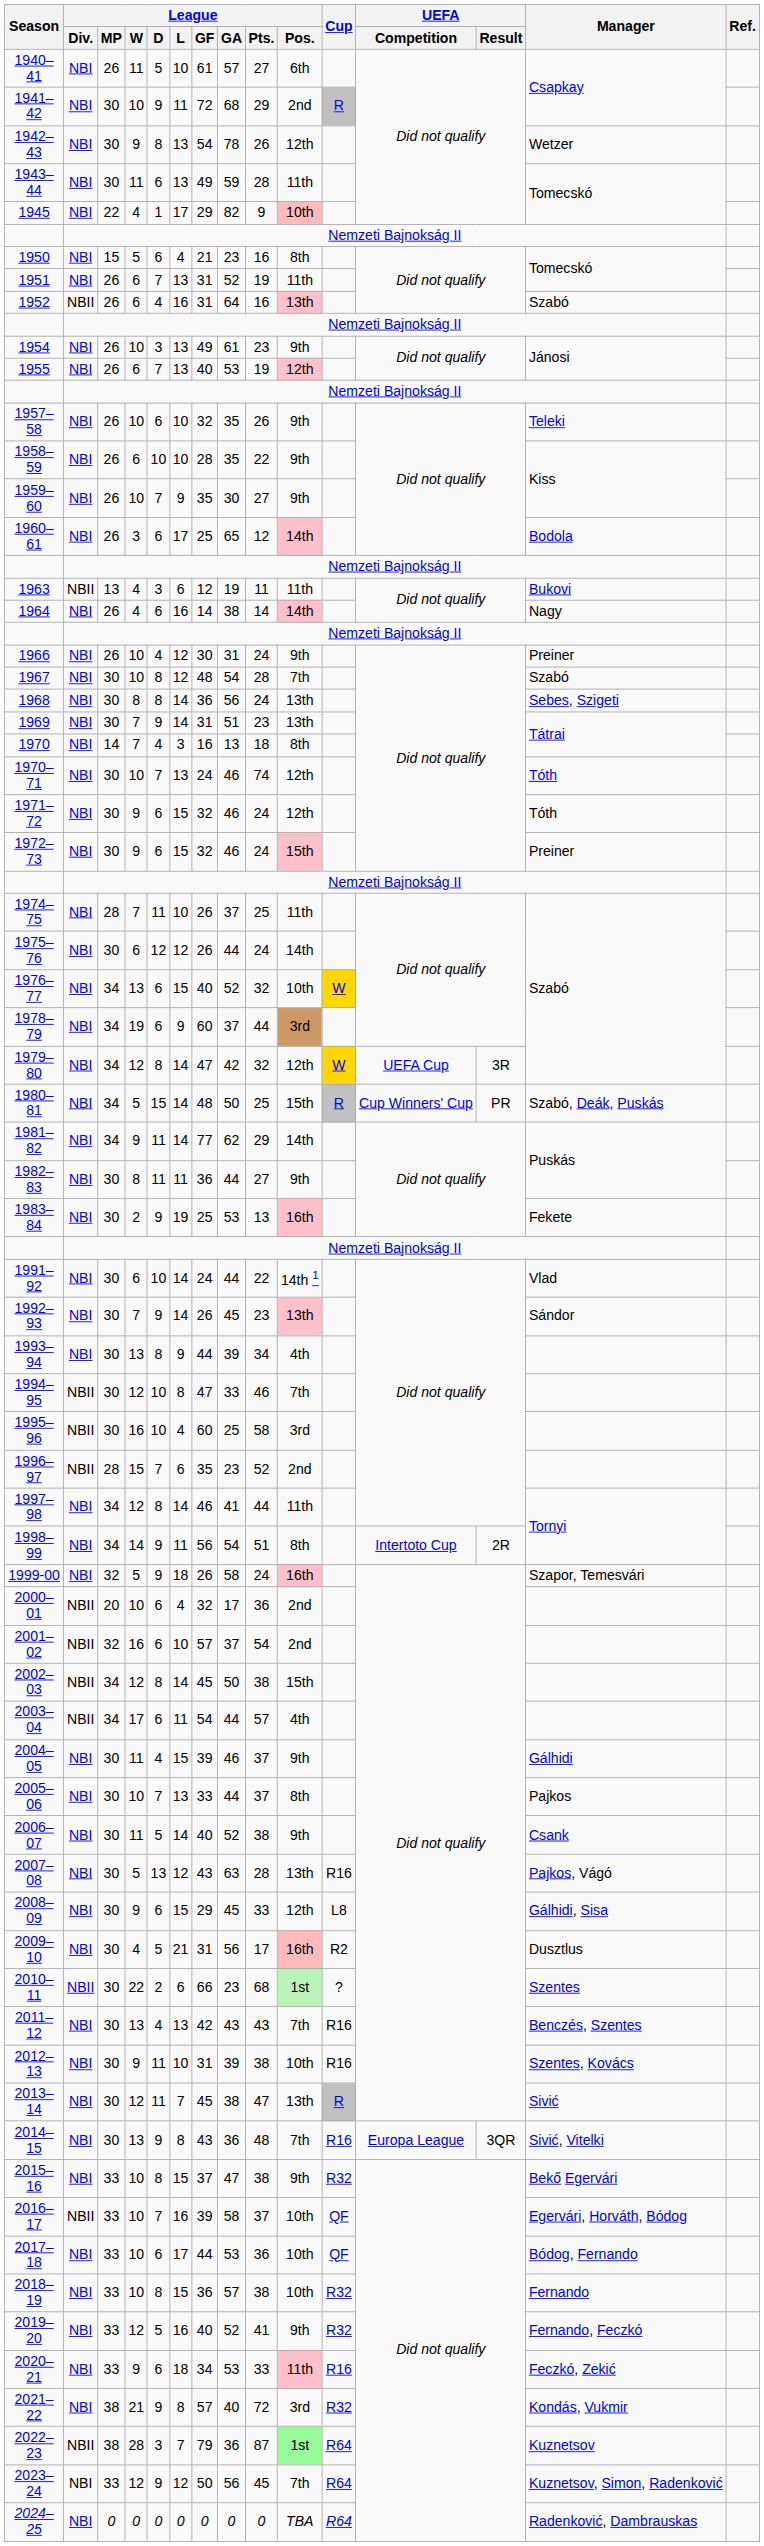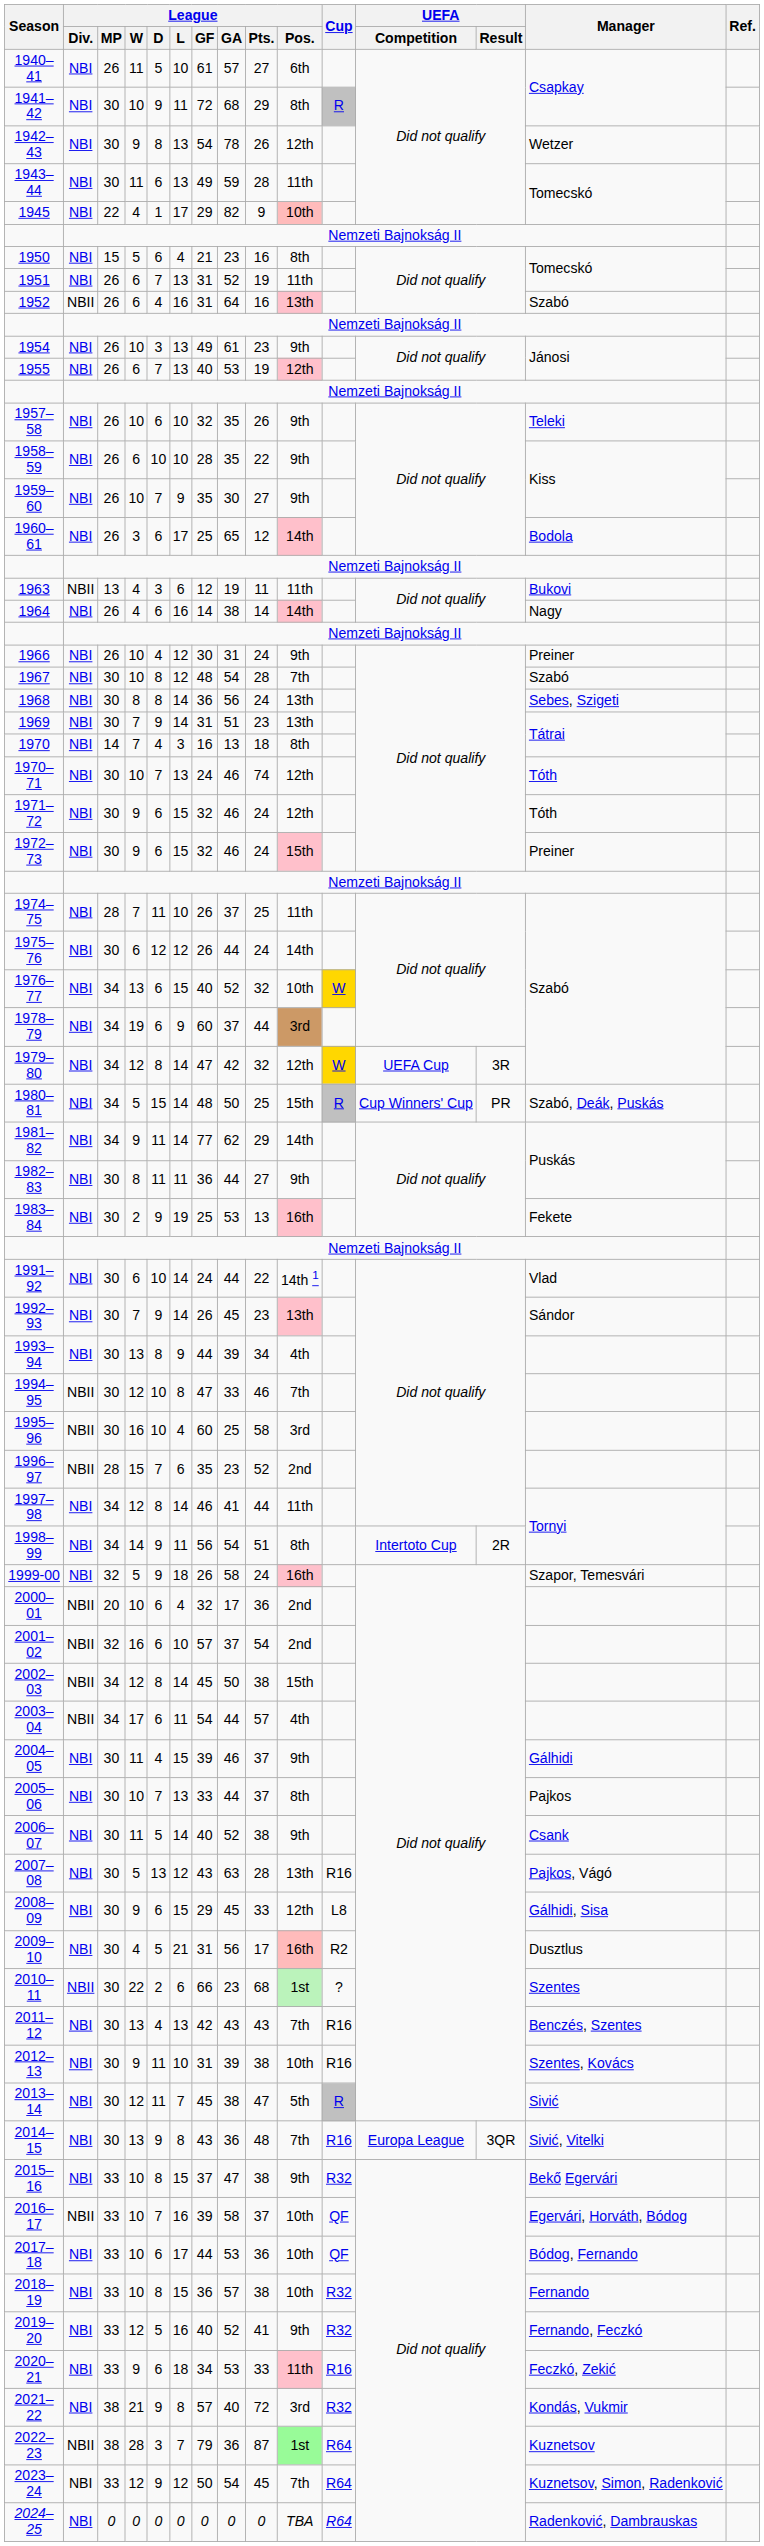(300, 106) 2nd -> (300, 106) 8th
(300, 2102) 13th -> (300, 2102) 5th
(232, 2483) 56 -> (232, 2483) 54
